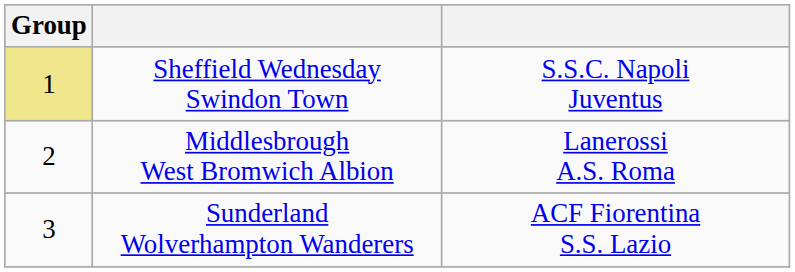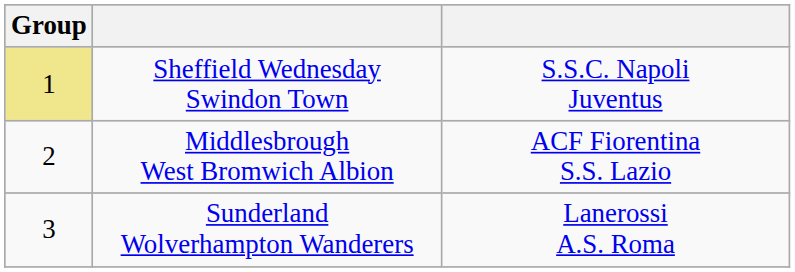(616, 156) Lanerossi A.S. Roma -> (616, 156) ACF Fiorentina S.S. Lazio
(616, 229) ACF Fiorentina S.S. Lazio -> (616, 229) Lanerossi A.S. Roma
